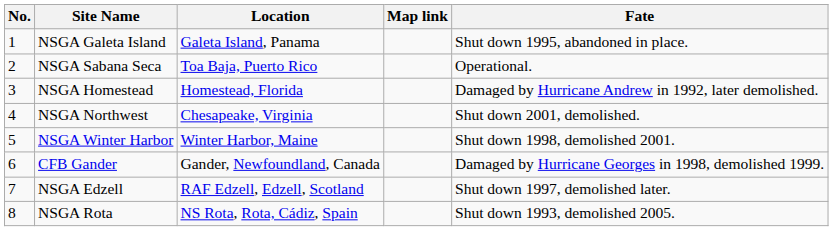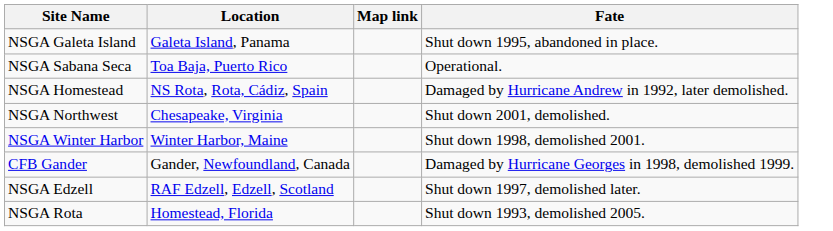- column: (19, 16)
(242, 90) Homestead, Florida -> (239, 90) NS Rota, Rota, Cádiz, Spain
(269, 213) NS Rota, Rota, Cádiz, Spain -> (212, 213) Homestead, Florida
